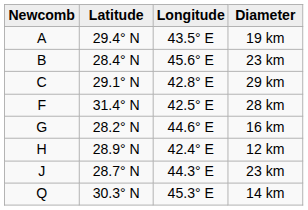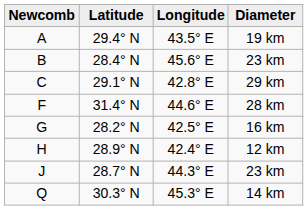(191, 104) 42.5° E -> (191, 104) 44.6° E
(191, 127) 44.6° E -> (191, 127) 42.5° E
